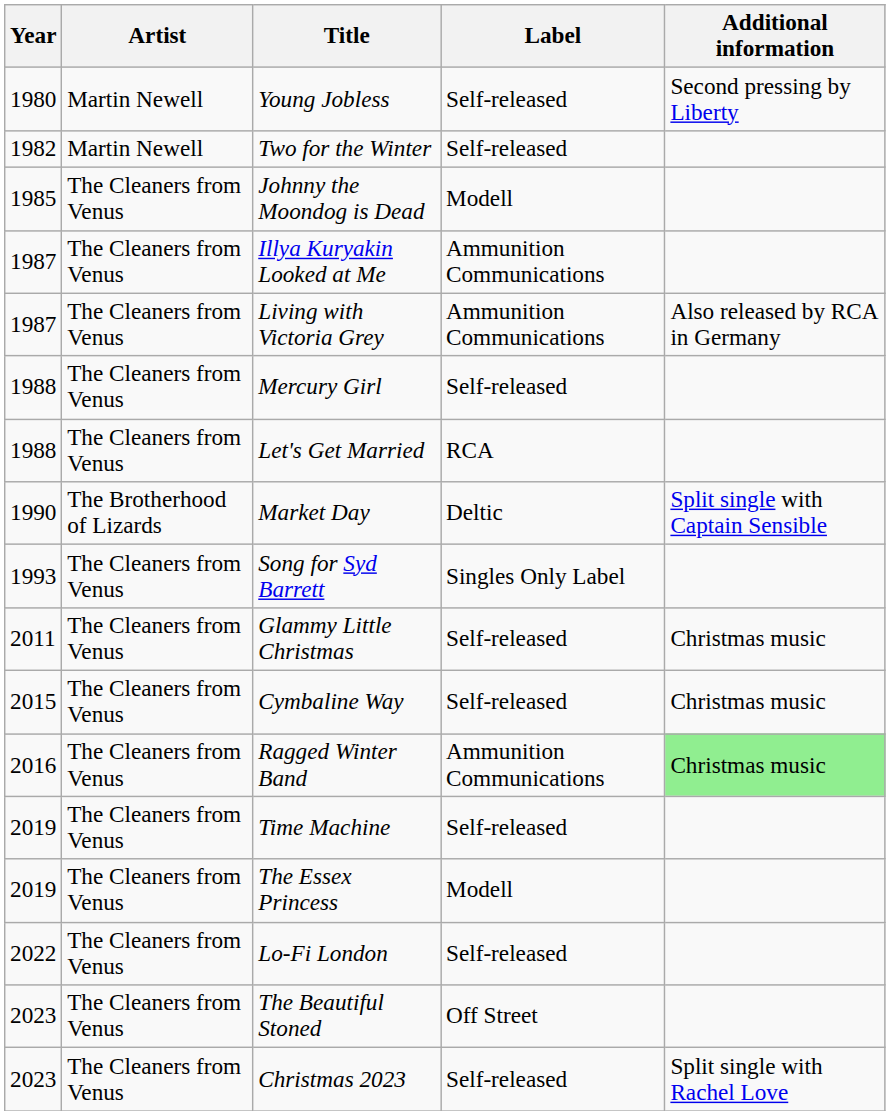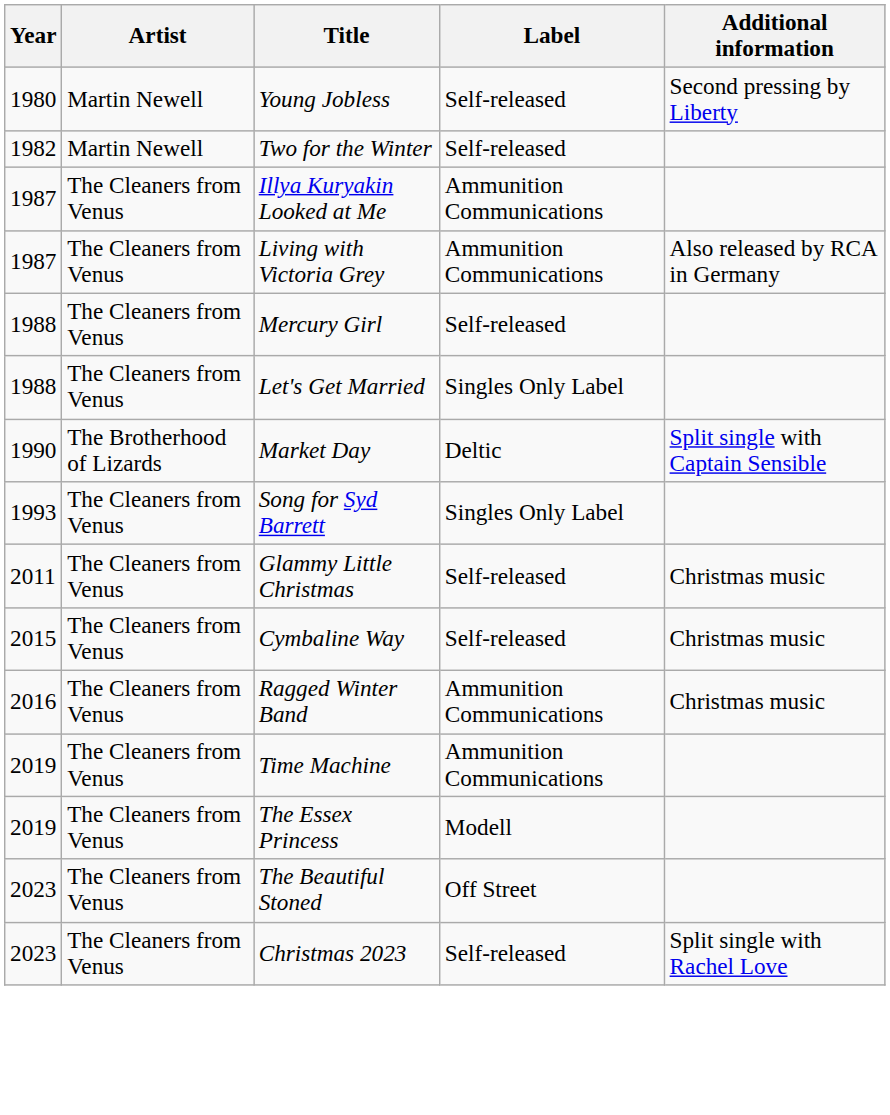- row: (341, 198)
(470, 450) RCA -> (534, 387) Singles Only Label
(748, 764) lightgreen background -> (747, 701) no background
(507, 827) Self-released -> (524, 764) Ammunition Communications
- row: (323, 953)
